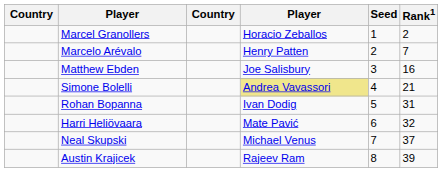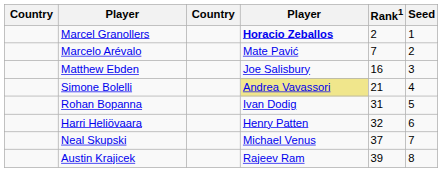columns swapped: (419, 14) <-> (384, 14)
(285, 34) normal -> (288, 34) bold
(276, 51) Henry Patten -> (271, 51) Mate Pavić
(271, 122) Mate Pavić -> (276, 122) Henry Patten
